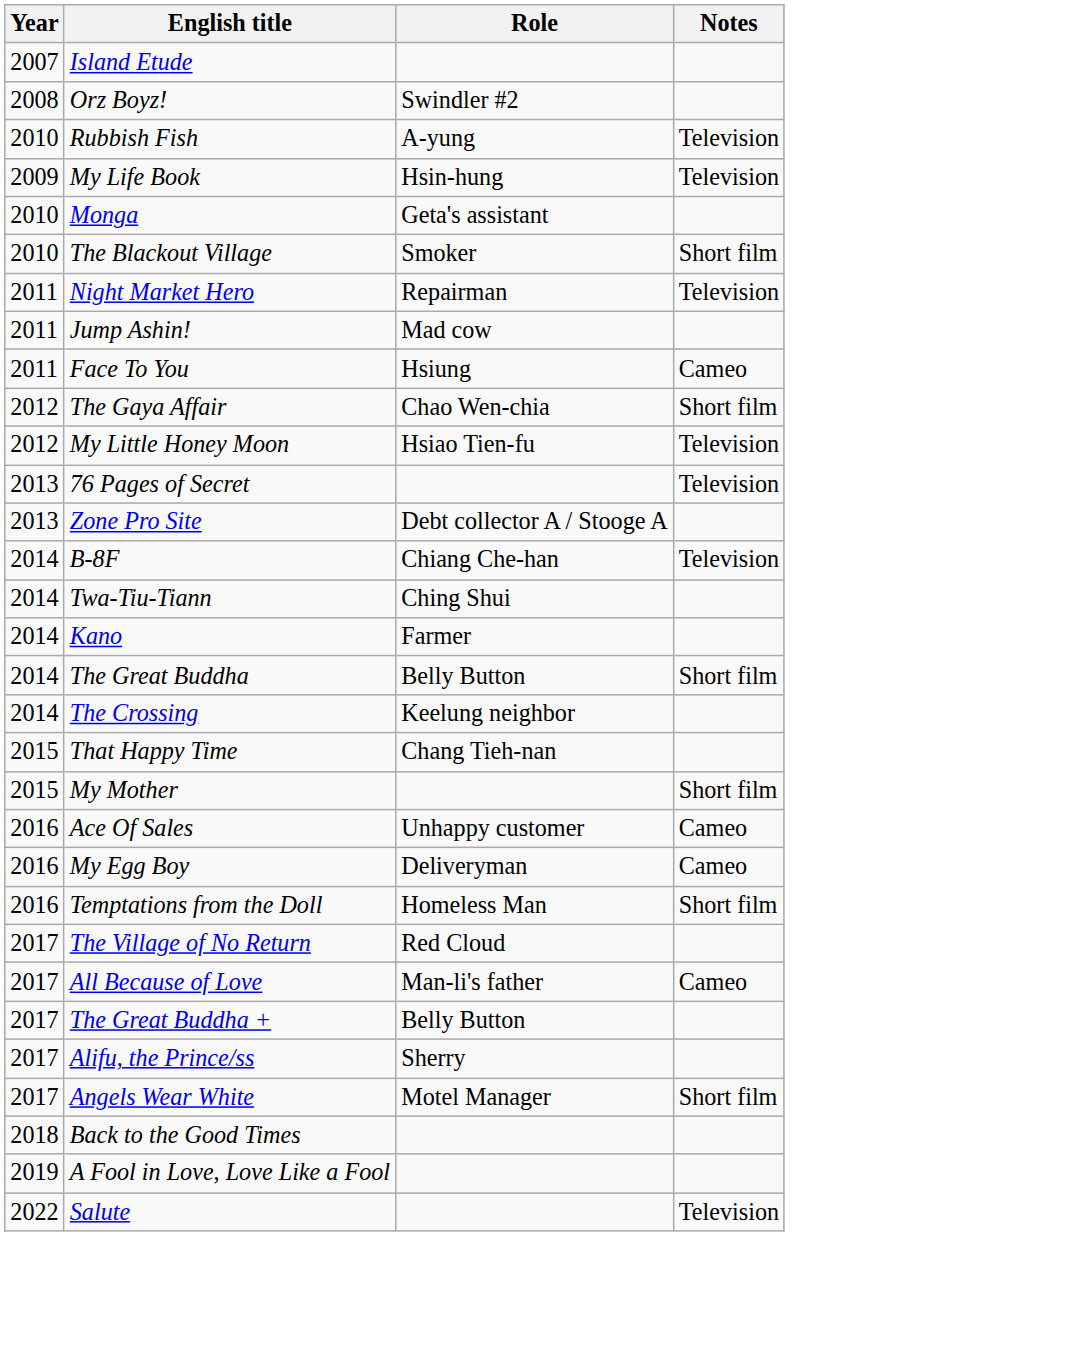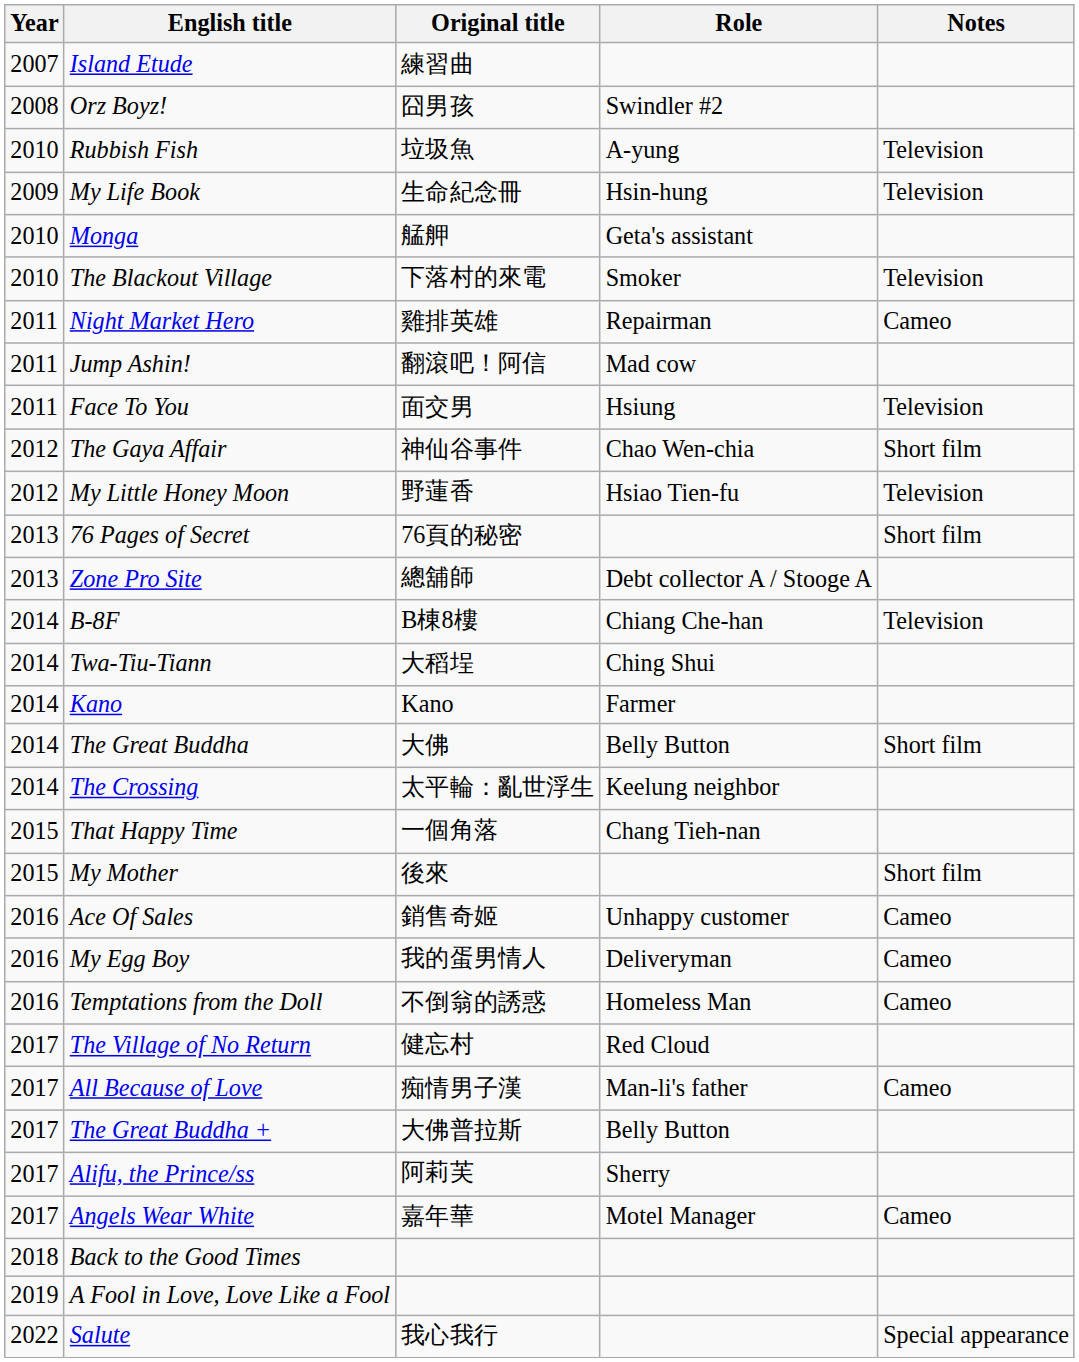+ column: (498, 23)
(728, 253) Short film -> (933, 278) Television
(729, 291) Television -> (917, 321) Cameo
(713, 368) Cameo -> (933, 407) Television
(729, 483) Television -> (933, 535) Short film
(728, 904) Short film -> (917, 1002) Cameo
(728, 1096) Short film -> (917, 1216) Cameo
(729, 1211) Television -> (976, 1336) Special appearance
